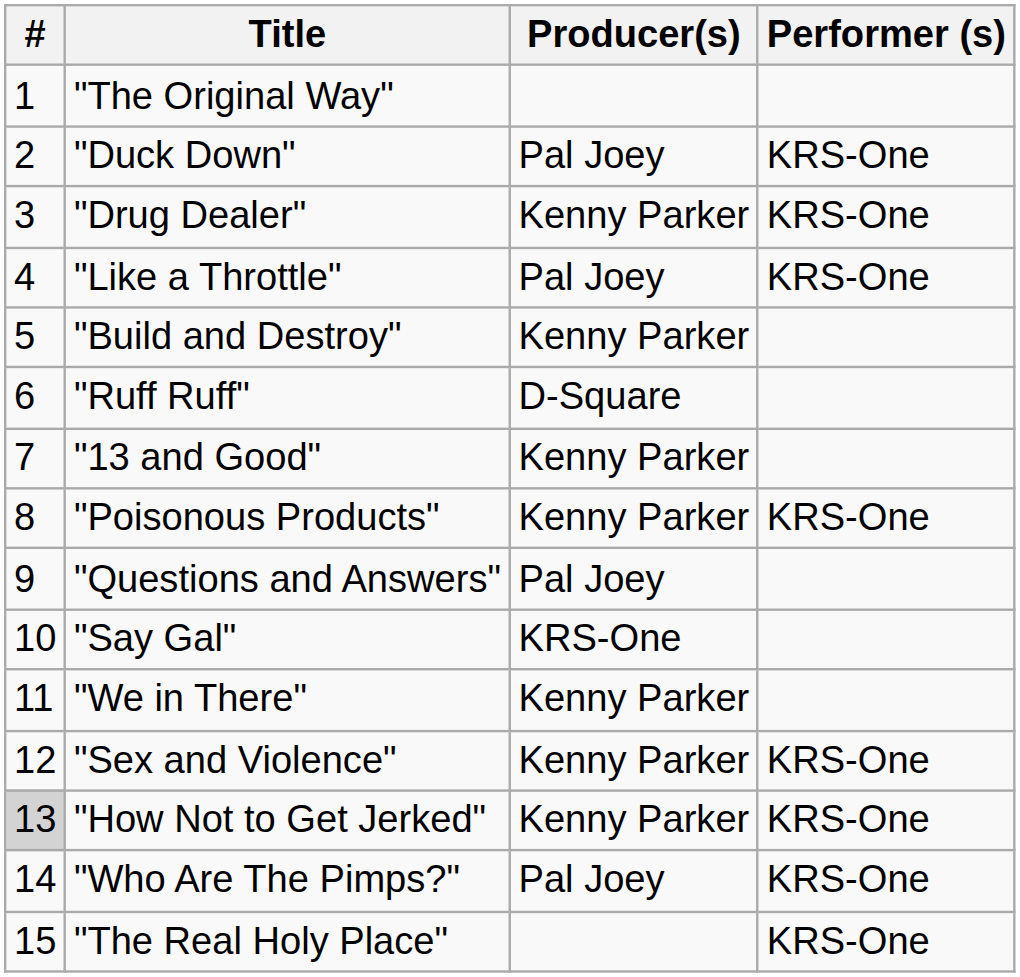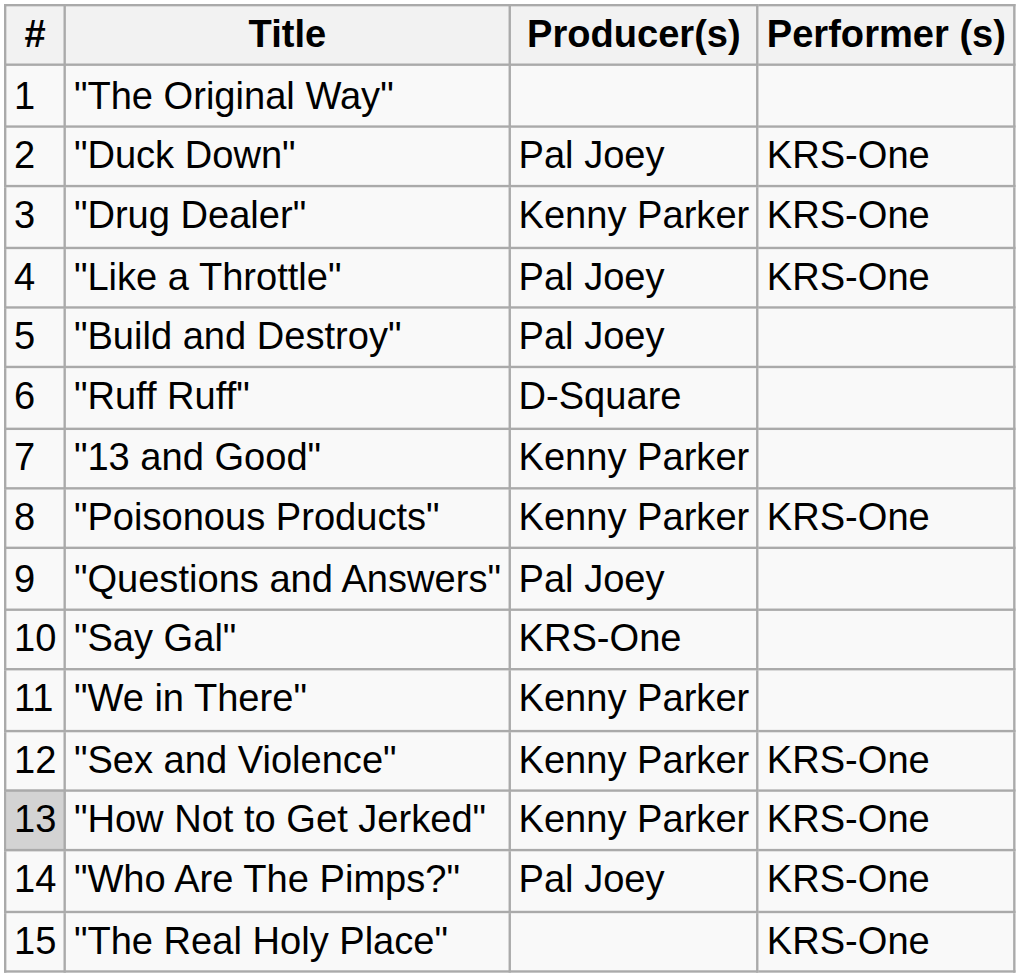(634, 336) Kenny Parker -> (592, 336) Pal Joey
